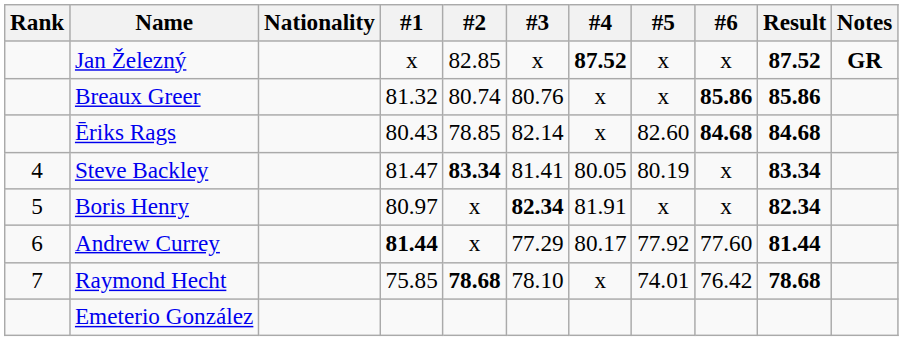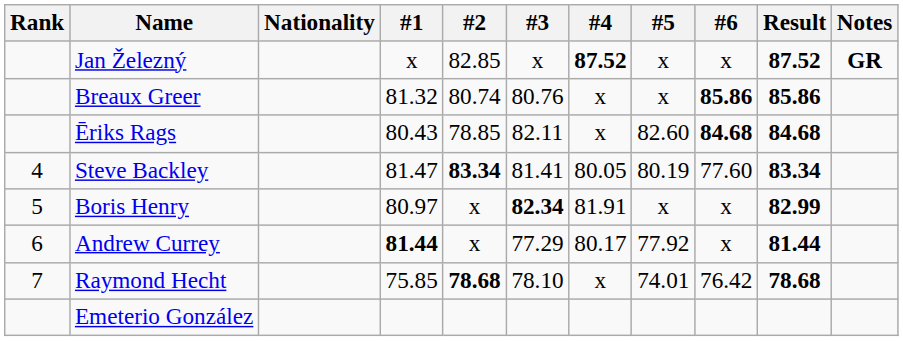(537, 133) 82.14 -> (537, 133) 82.11
(726, 170) x -> (726, 170) 77.60
(795, 206) 82.34 -> (795, 206) 82.99
(726, 243) 77.60 -> (726, 243) x
